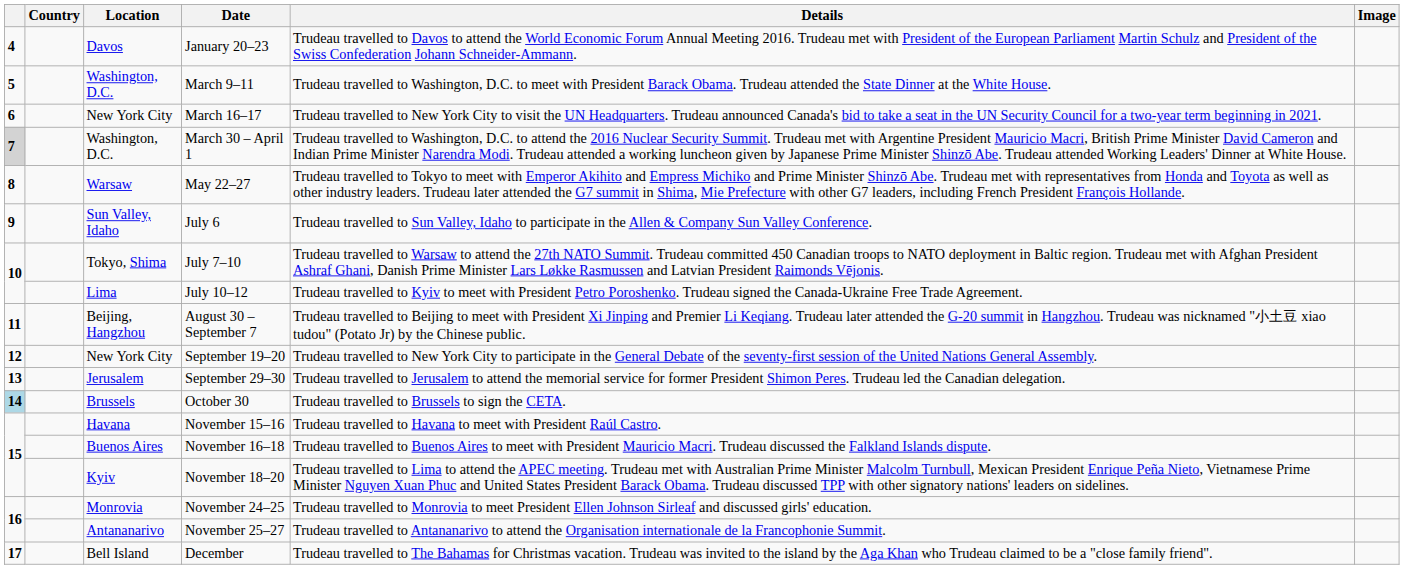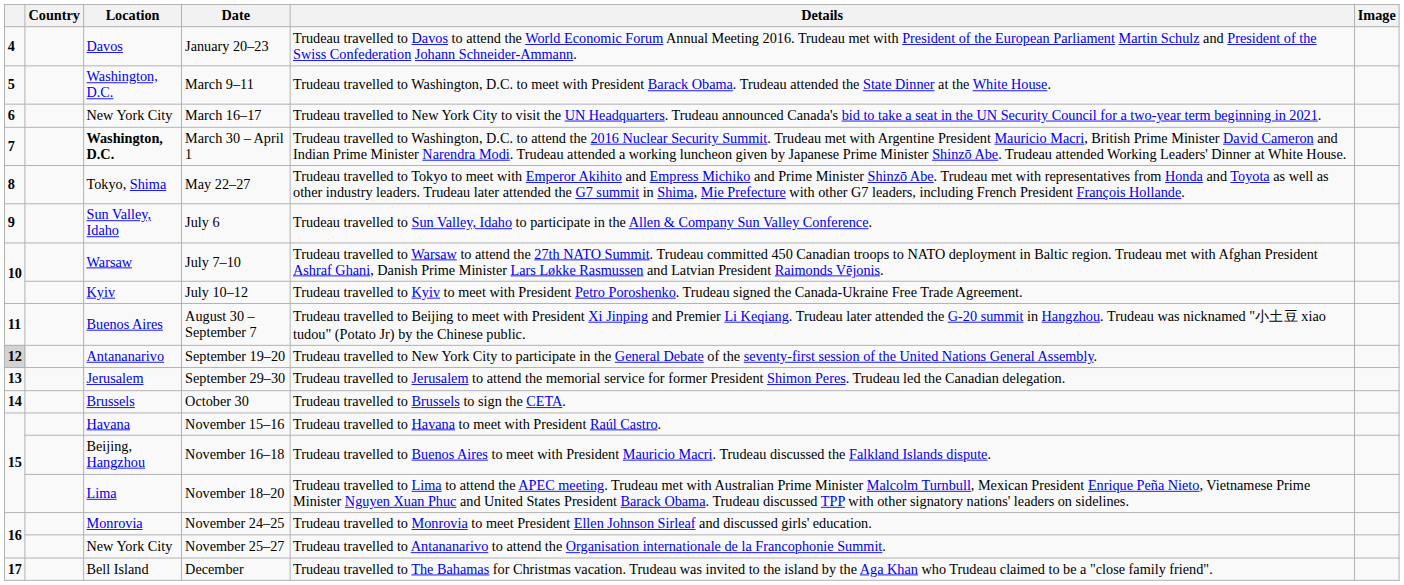(11, 146) lightgrey background -> (11, 146) no background
(122, 146) normal -> (125, 146) bold
(109, 184) Warsaw -> (126, 184) Tokyo, Shima
(126, 261) Tokyo, Shima -> (109, 261) Warsaw
(102, 292) Lima -> (101, 292) Kyiv
(116, 324) Beijing, Hangzhou -> (125, 324) Buenos Aires
(15, 356) no background -> (15, 356) lightgrey background
(129, 356) New York City -> (125, 356) Antananarivo
(15, 401) lightblue background -> (15, 401) no background
(125, 446) Buenos Aires -> (116, 454) Beijing, Hangzhou
(101, 477) Kyiv -> (102, 493) Lima
(125, 530) Antananarivo -> (129, 546) New York City
